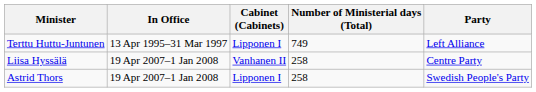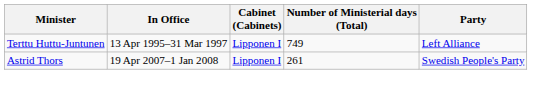- row: (37, 60)
(299, 78) 258 -> (295, 60) 261
